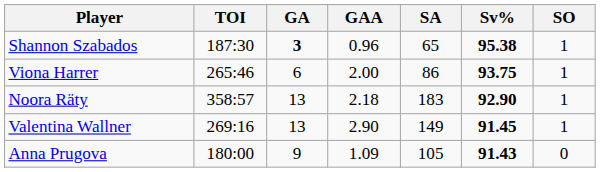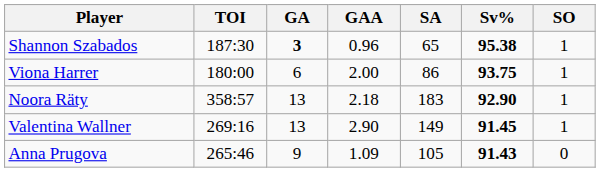(230, 72) 265:46 -> (230, 72) 180:00
(230, 153) 180:00 -> (230, 153) 265:46
